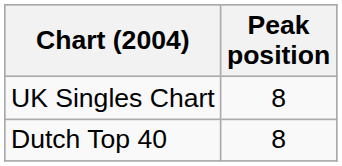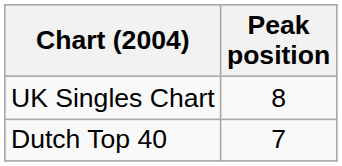(279, 139) 8 -> (279, 139) 7
